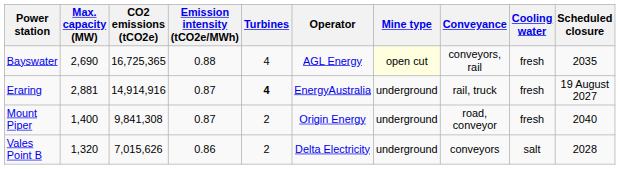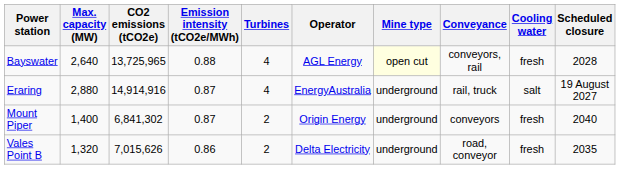(84, 60) 2,690 -> (84, 60) 2,640
(138, 60) 16,725,365 -> (138, 60) 13,725,965
(585, 60) 2035 -> (585, 60) 2028
(84, 90) 2,881 -> (84, 90) 2,880
(267, 90) bold -> (267, 90) normal
(532, 90) fresh -> (532, 90) salt
(138, 119) 9,841,308 -> (138, 119) 6,841,302
(475, 119) road, conveyor -> (475, 119) conveyors
(475, 149) conveyors -> (475, 149) road, conveyor
(532, 149) salt -> (532, 149) fresh
(585, 149) 2028 -> (585, 149) 2035
